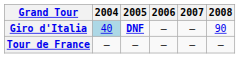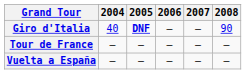(107, 29) lightblue background -> (113, 29) no background
+ row: (51, 61)
